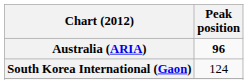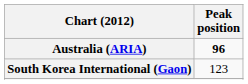(219, 68) 124 -> (219, 68) 123
